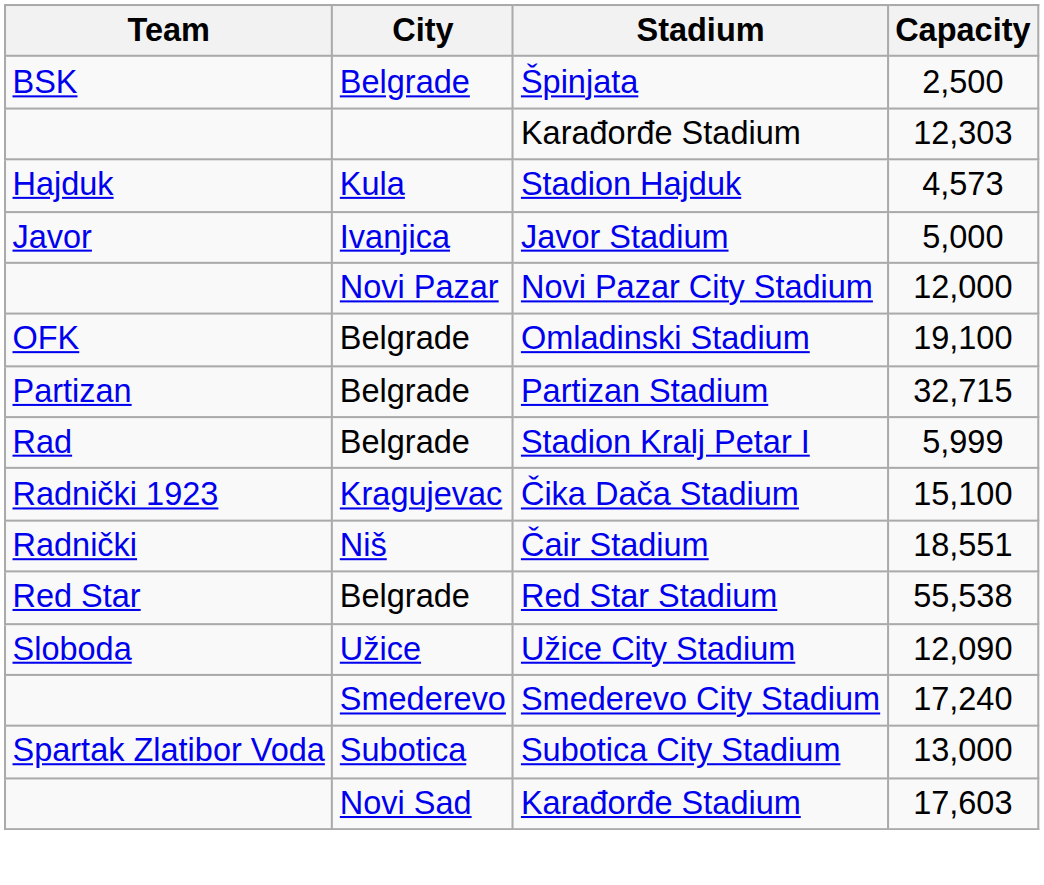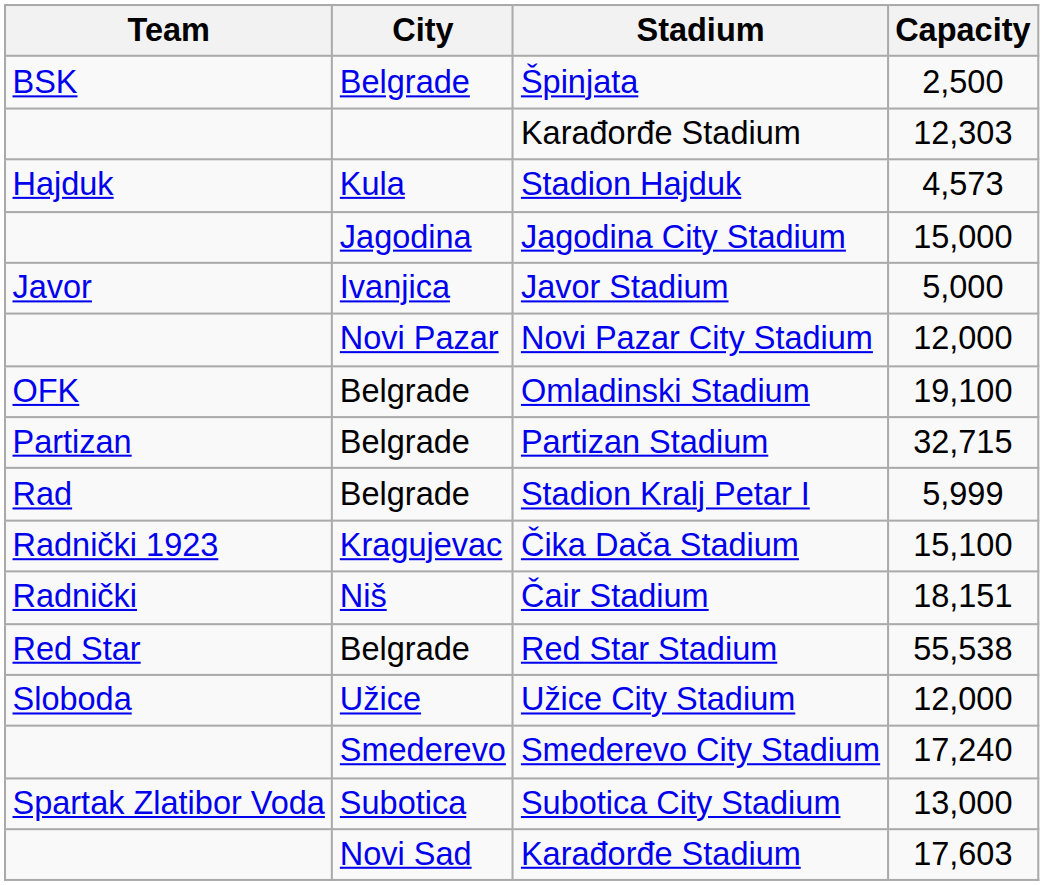+ row: (406, 236)
(963, 545) 18,551 -> (963, 596) 18,151
(963, 648) 12,090 -> (963, 699) 12,000
